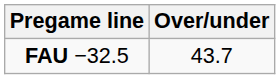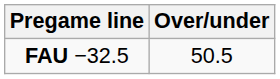(212, 55) 43.7 -> (212, 55) 50.5
